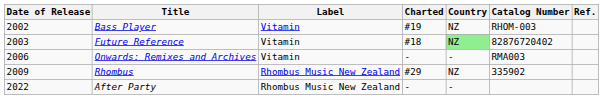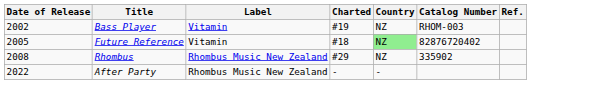(18, 42) 2003 -> (18, 42) 2005
- row: (175, 57)
(18, 72) 2009 -> (18, 57) 2008
